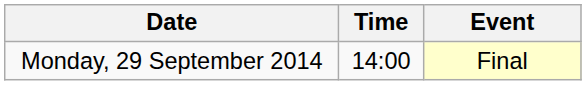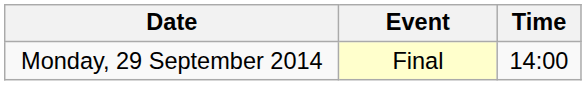columns swapped: (381, 23) <-> (502, 23)
